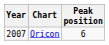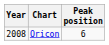(16, 34) 2007 -> (16, 34) 2008
